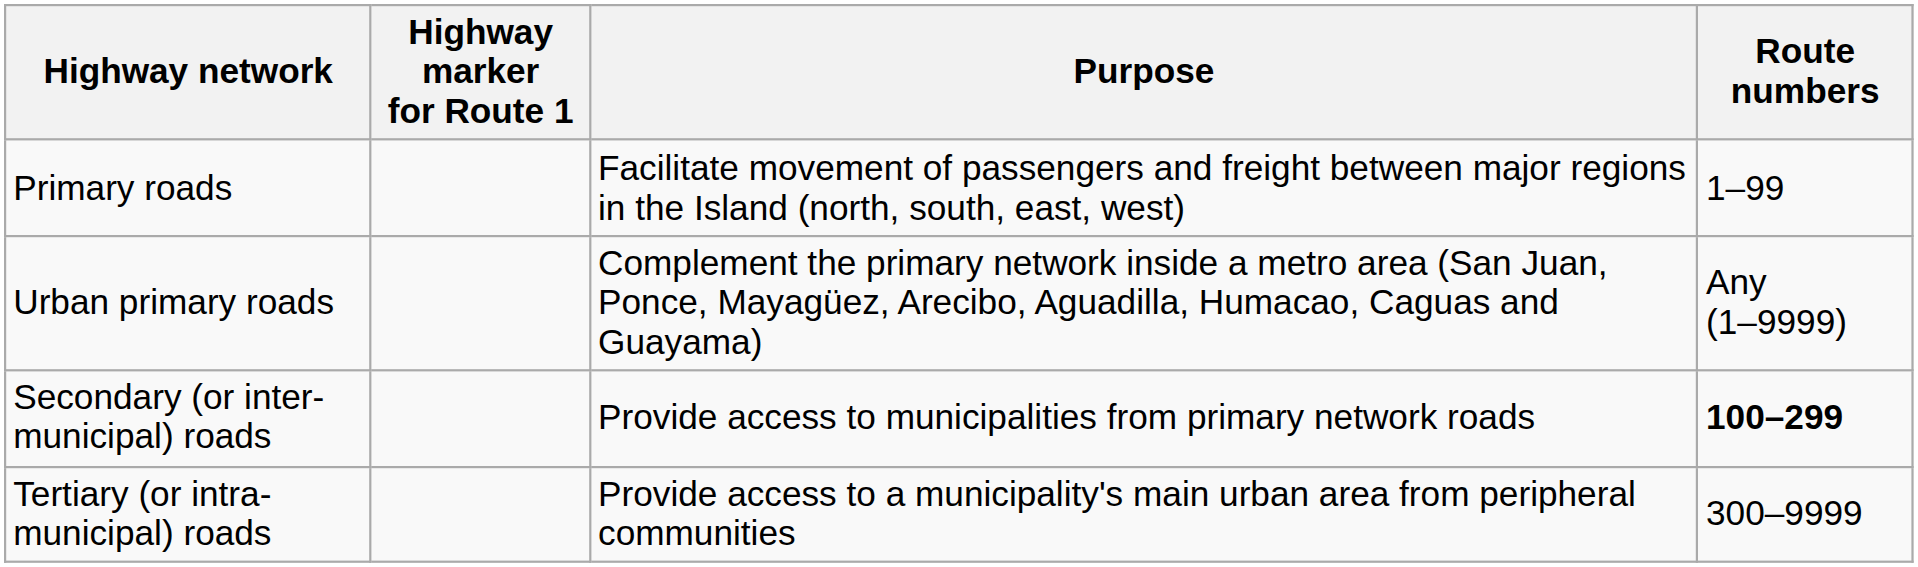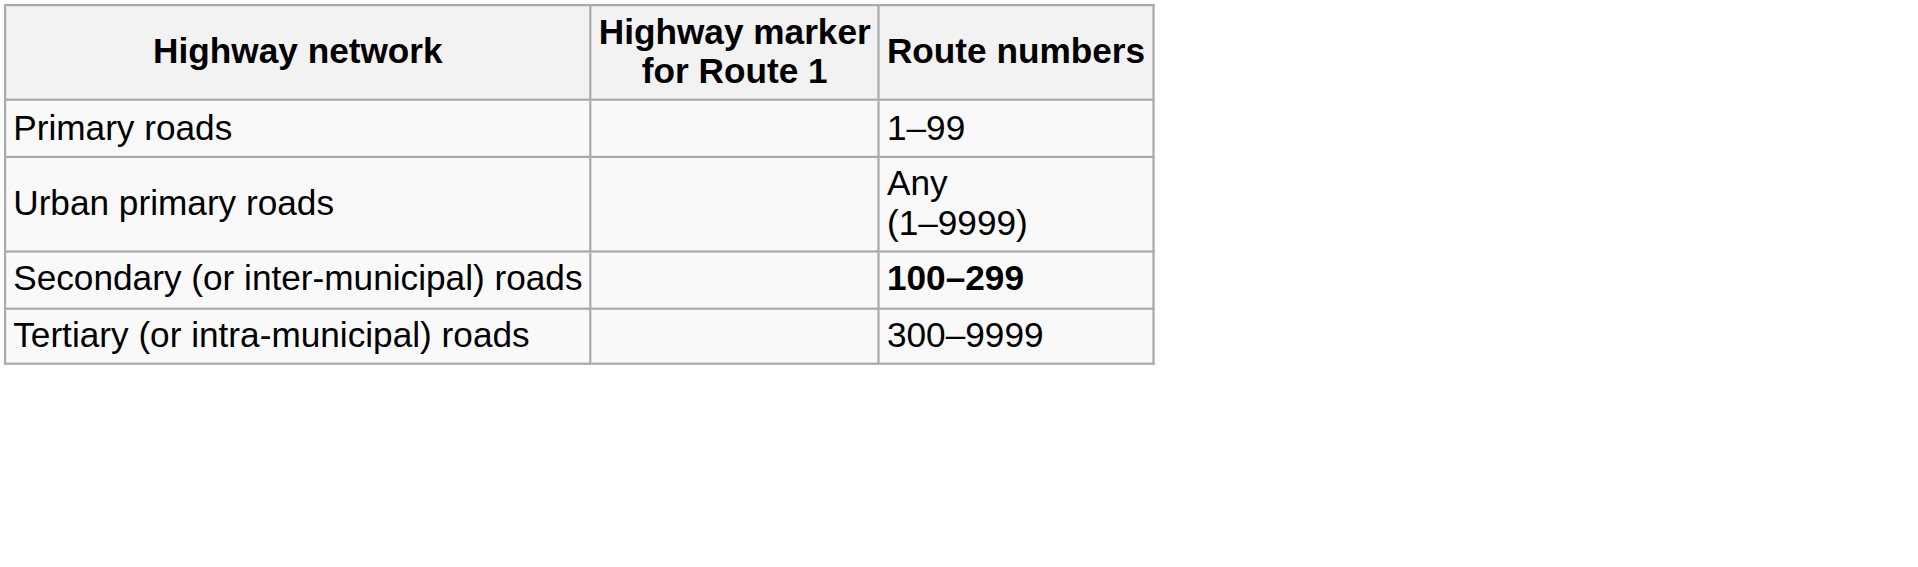- column: (1144, 72)
